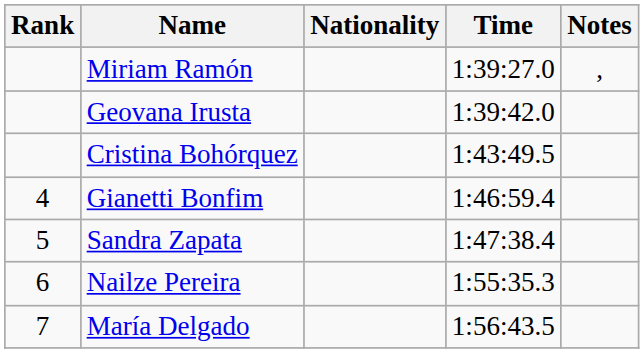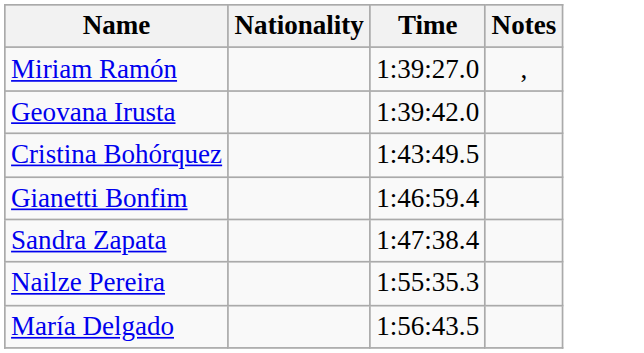- column: (43, 25)
